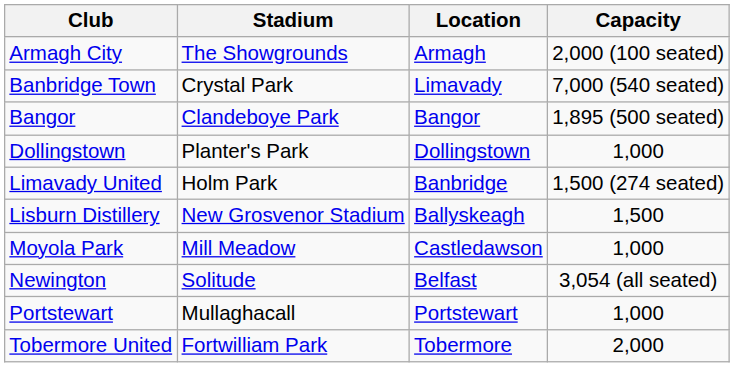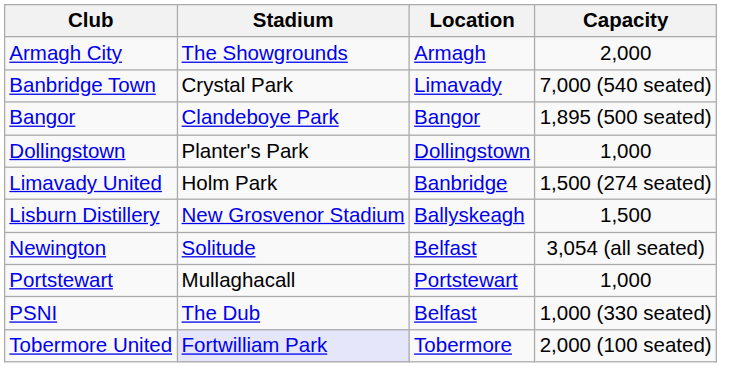(638, 53) 2,000 (100 seated) -> (626, 53) 2,000
- row: (66, 248)
+ row: (33, 313)
(254, 345) no background -> (254, 345) lavender background
(638, 345) 2,000 -> (626, 345) 2,000 (100 seated)
